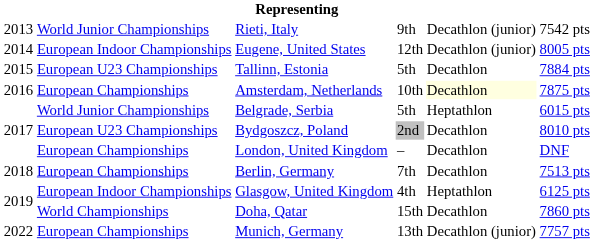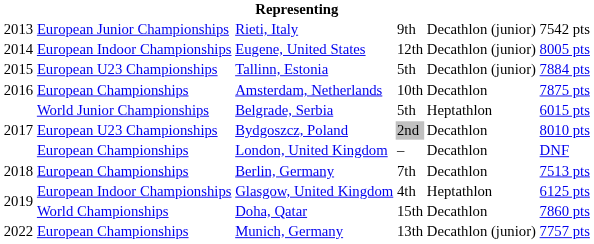(123, 29) World Junior Championships -> (133, 29) European Junior Championships
(457, 69) Decathlon -> (481, 69) Decathlon (junior)
(457, 90) lightyellow background -> (457, 90) no background
